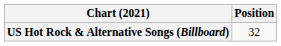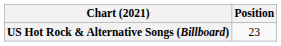(254, 31) 32 -> (254, 31) 23
